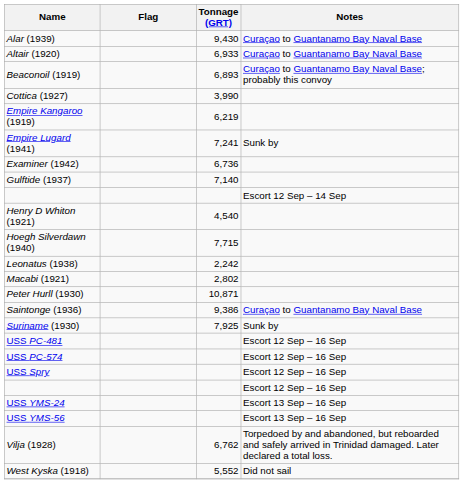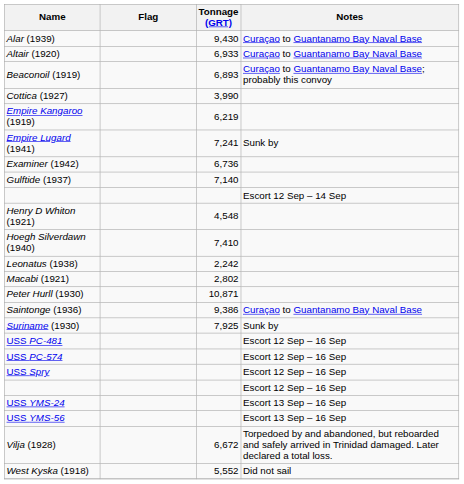(226, 216) 4,540 -> (226, 216) 4,548
(226, 242) 7,715 -> (226, 242) 7,410
(226, 445) 6,762 -> (226, 445) 6,672
